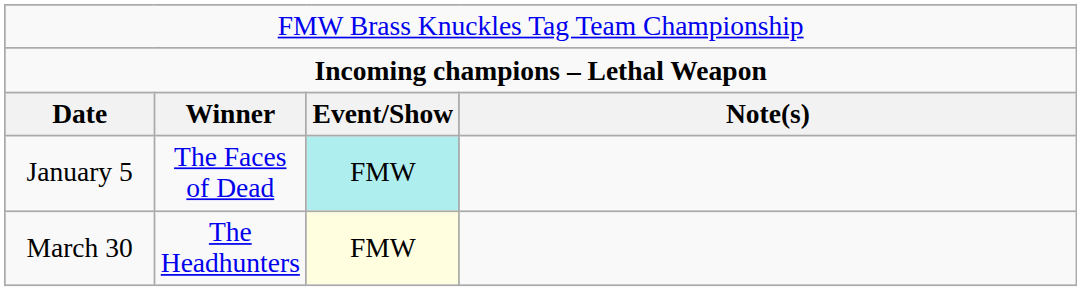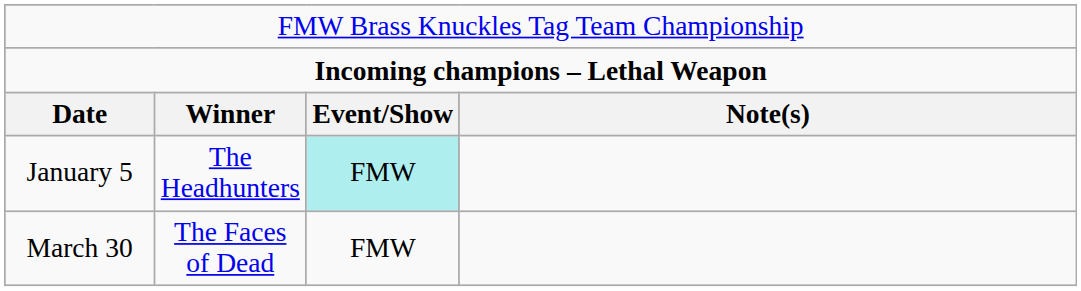(230, 172) The Faces of Dead -> (230, 172) The Headhunters
(230, 247) The Headhunters -> (230, 247) The Faces of Dead
(383, 247) lightyellow background -> (383, 247) no background
